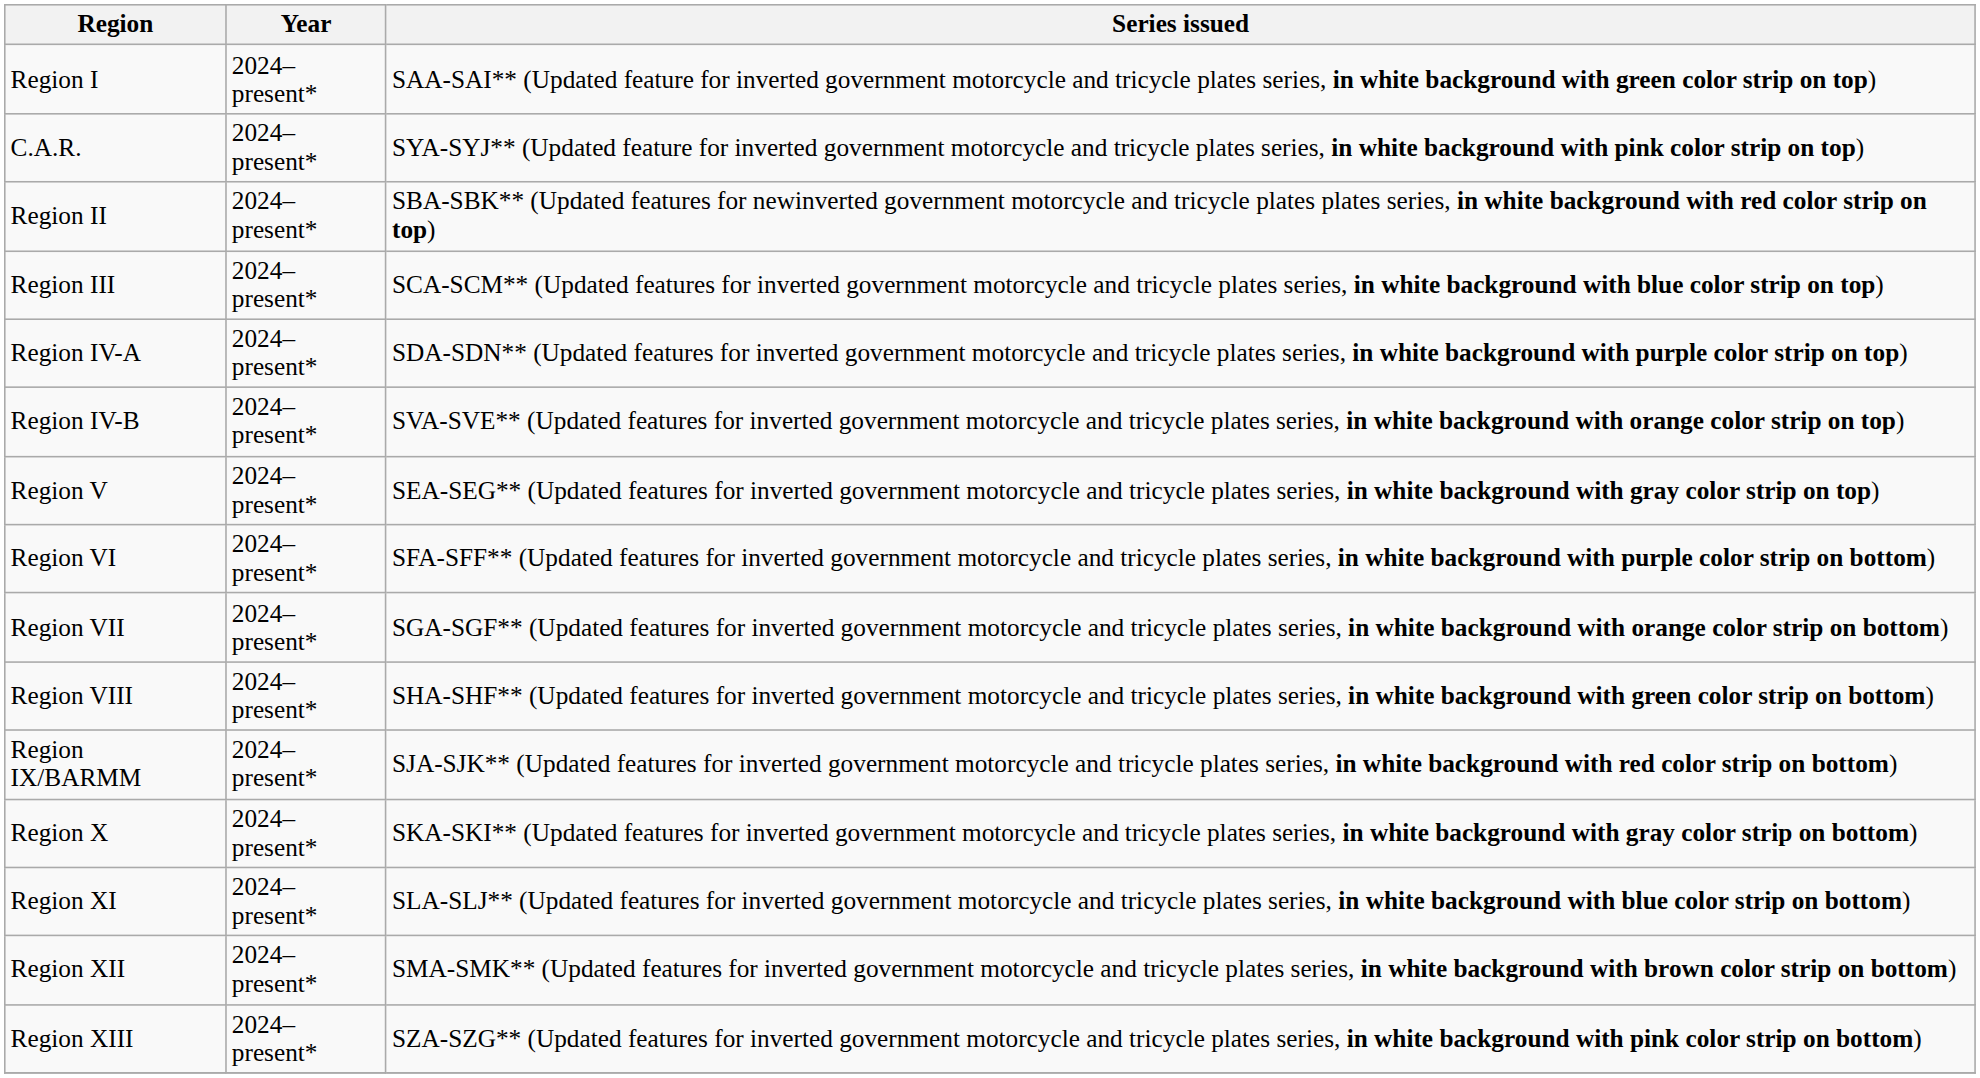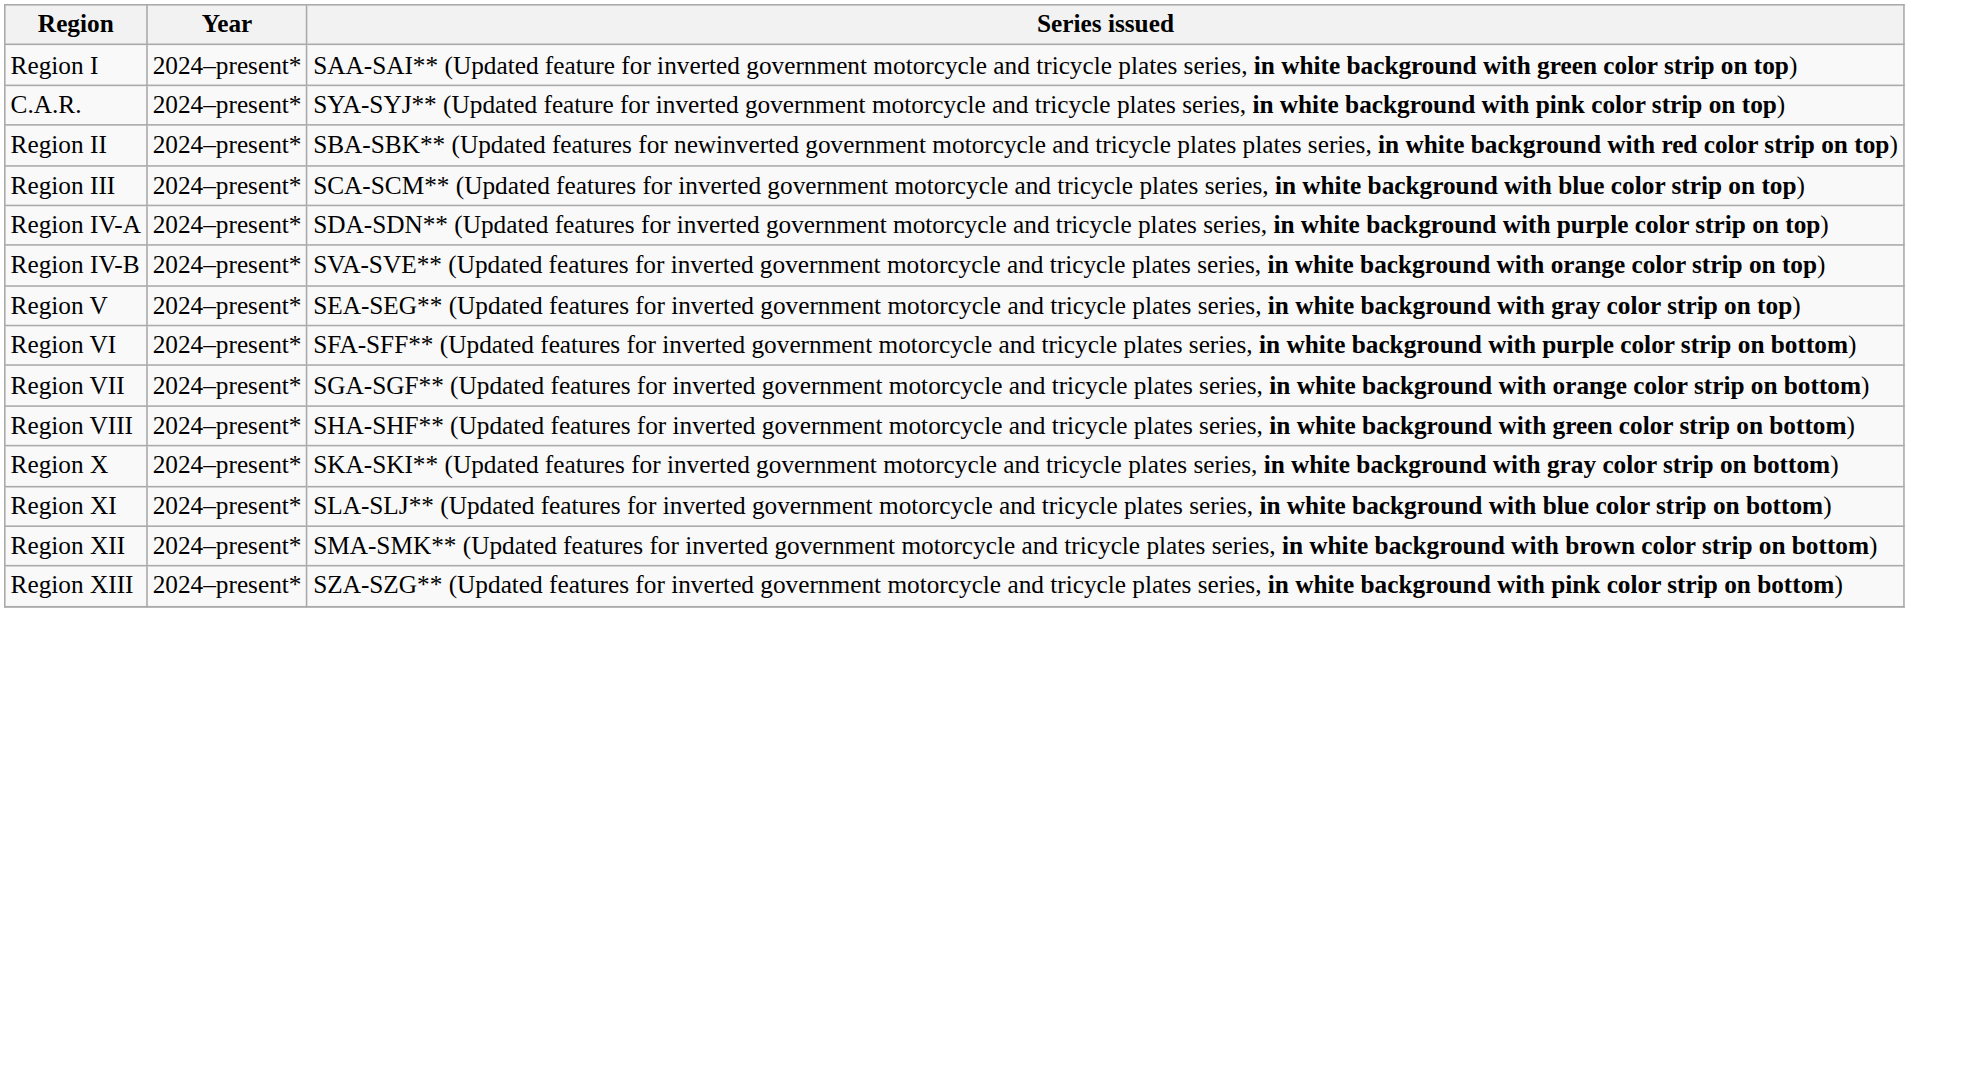- row: (76, 764)
